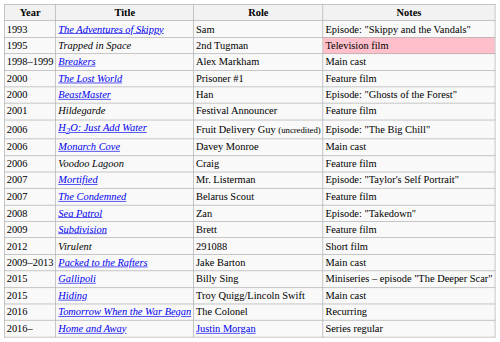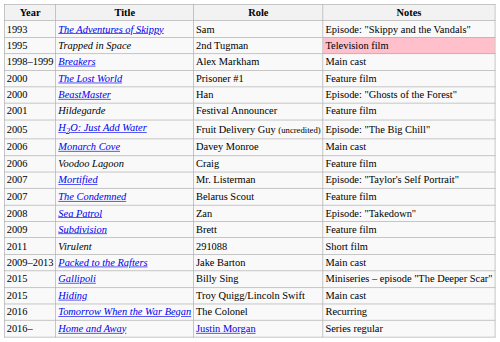(17, 129) 2006 -> (17, 129) 2005
(17, 246) 2012 -> (17, 246) 2011
